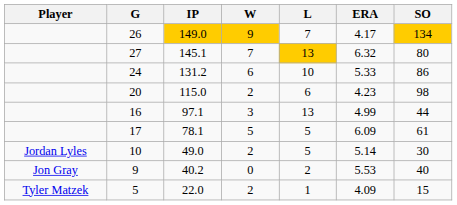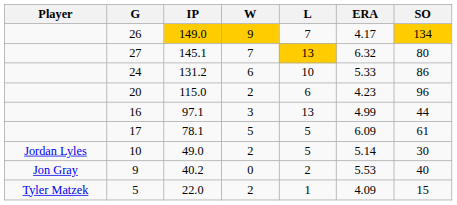(423, 92) 98 -> (423, 92) 96
